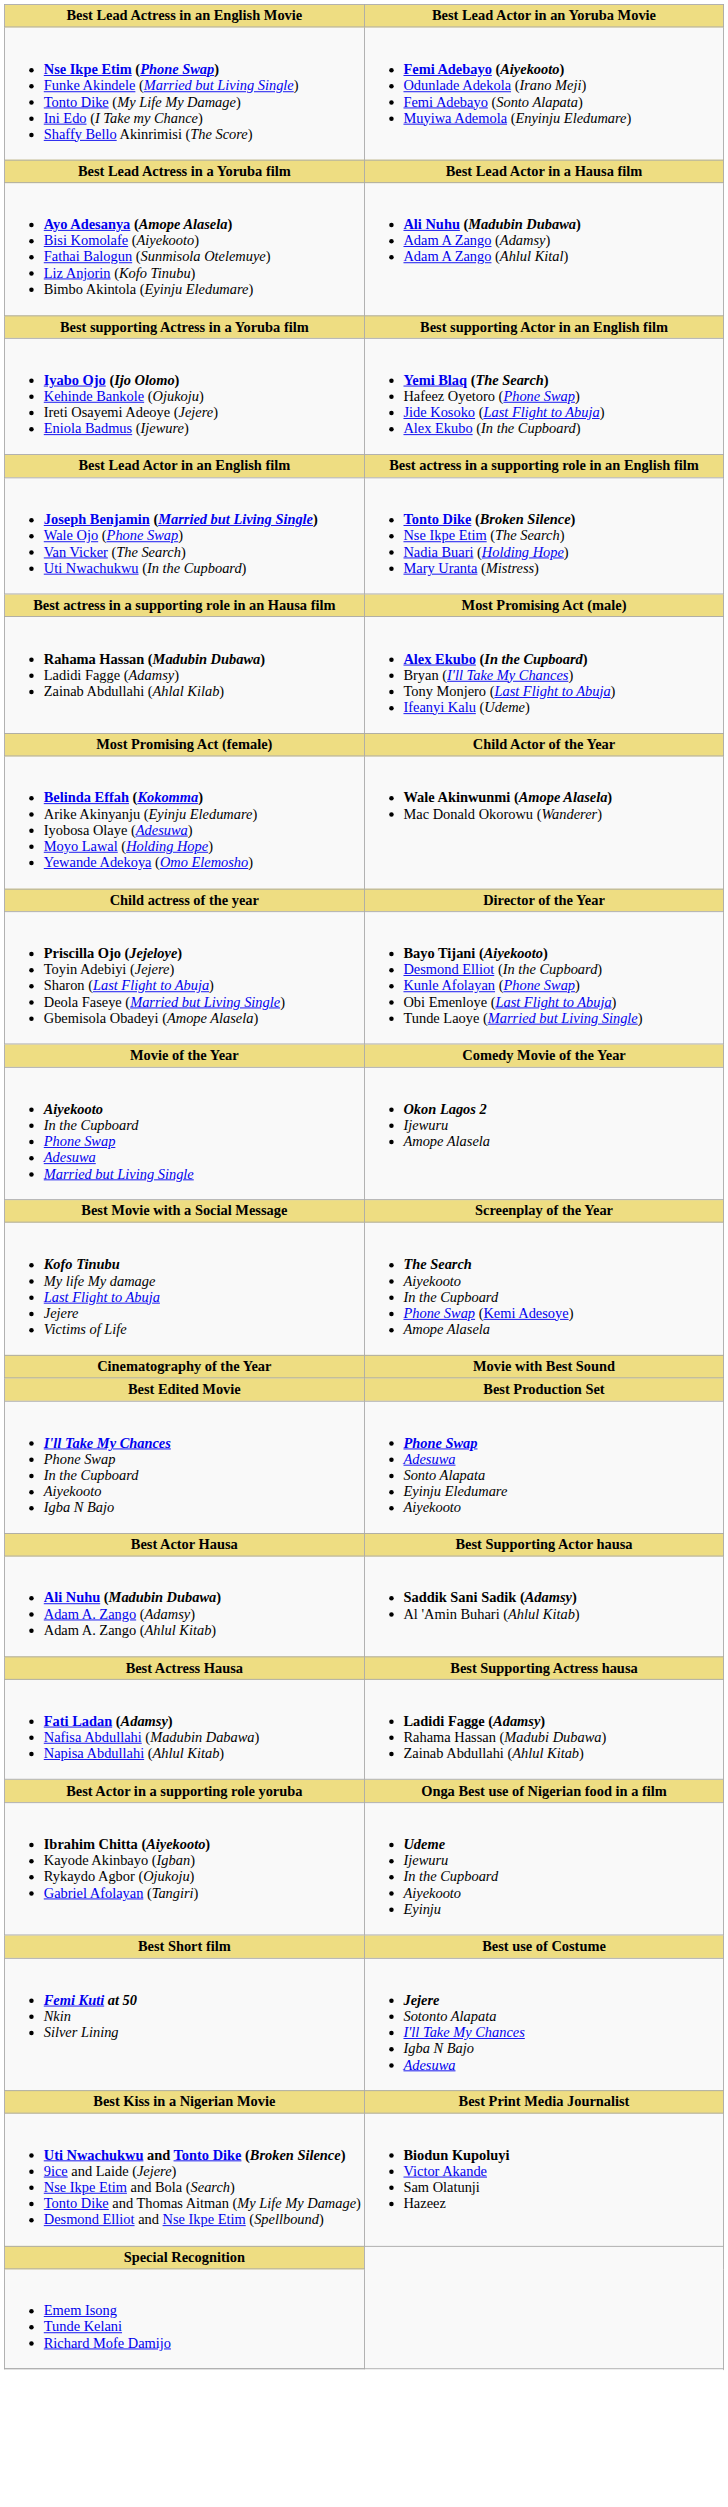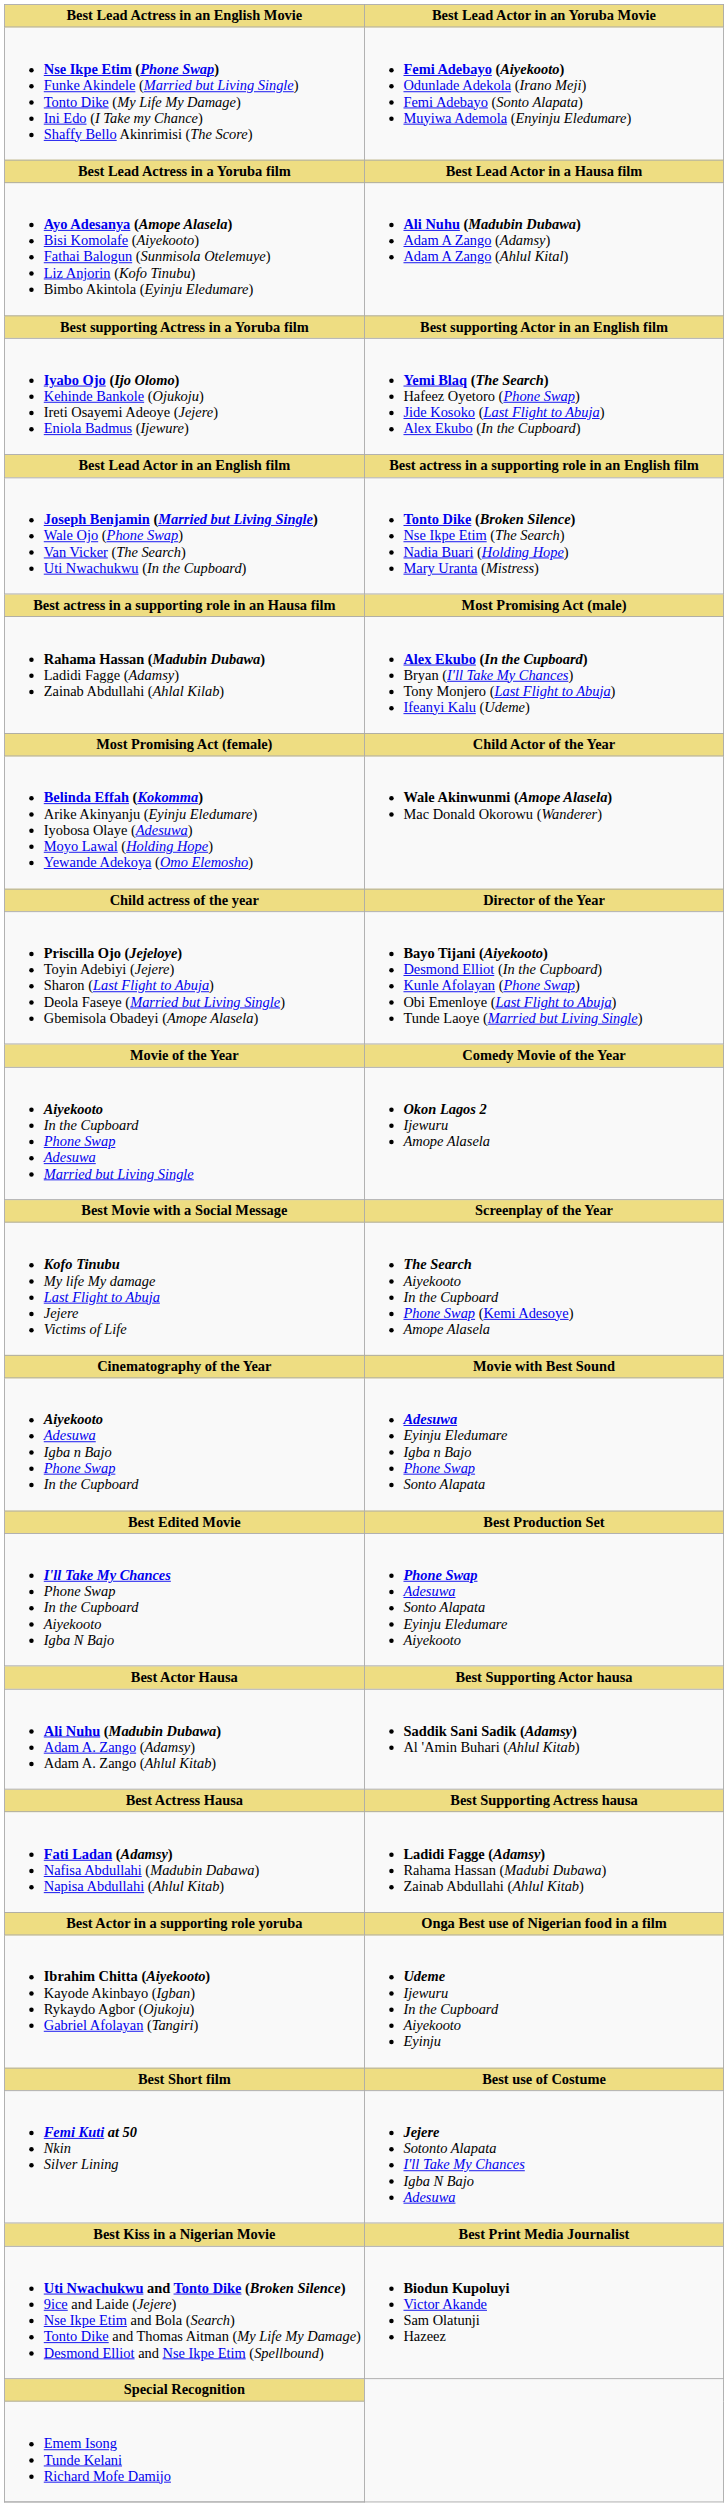+ row: (184, 1452)
